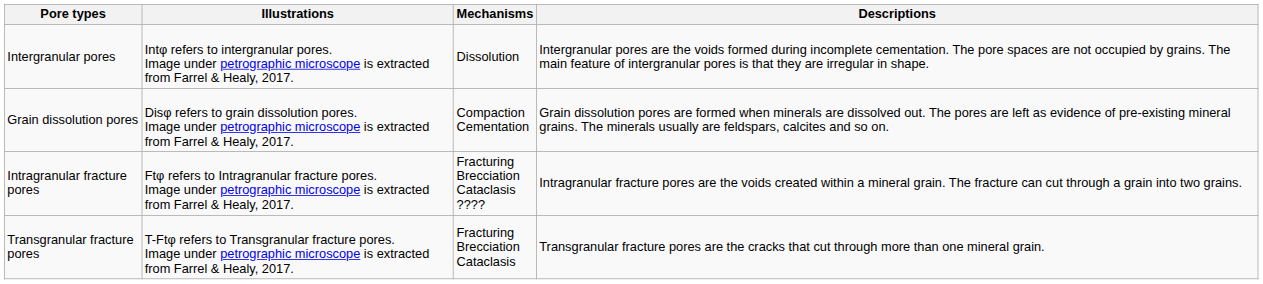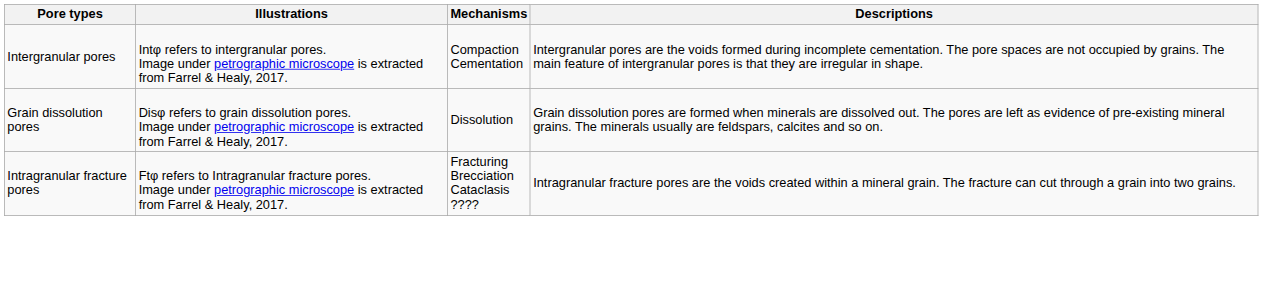(488, 56) Dissolution -> (487, 56) Compaction Cementation
(493, 120) Compaction Cementation -> (482, 120) Dissolution
- row: (70, 247)
